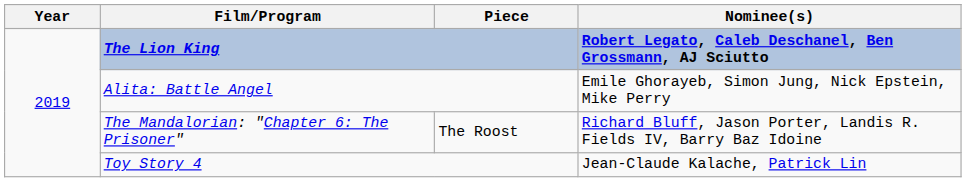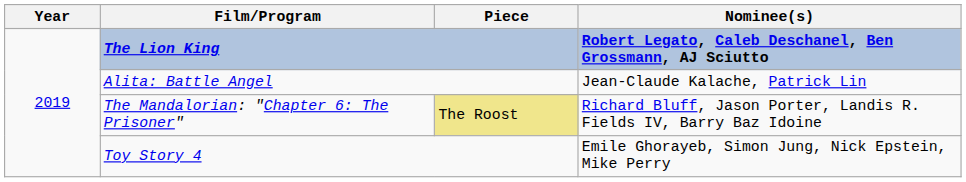(764, 91) Emile Ghorayeb, Simon Jung, Nick Epstein, Mike Perry -> (724, 82) Jean-Claude Kalache, Patrick Lin
(478, 132) no background -> (478, 115) khaki background
(724, 165) Jean-Claude Kalache, Patrick Lin -> (764, 156) Emile Ghorayeb, Simon Jung, Nick Epstein, Mike Perry
